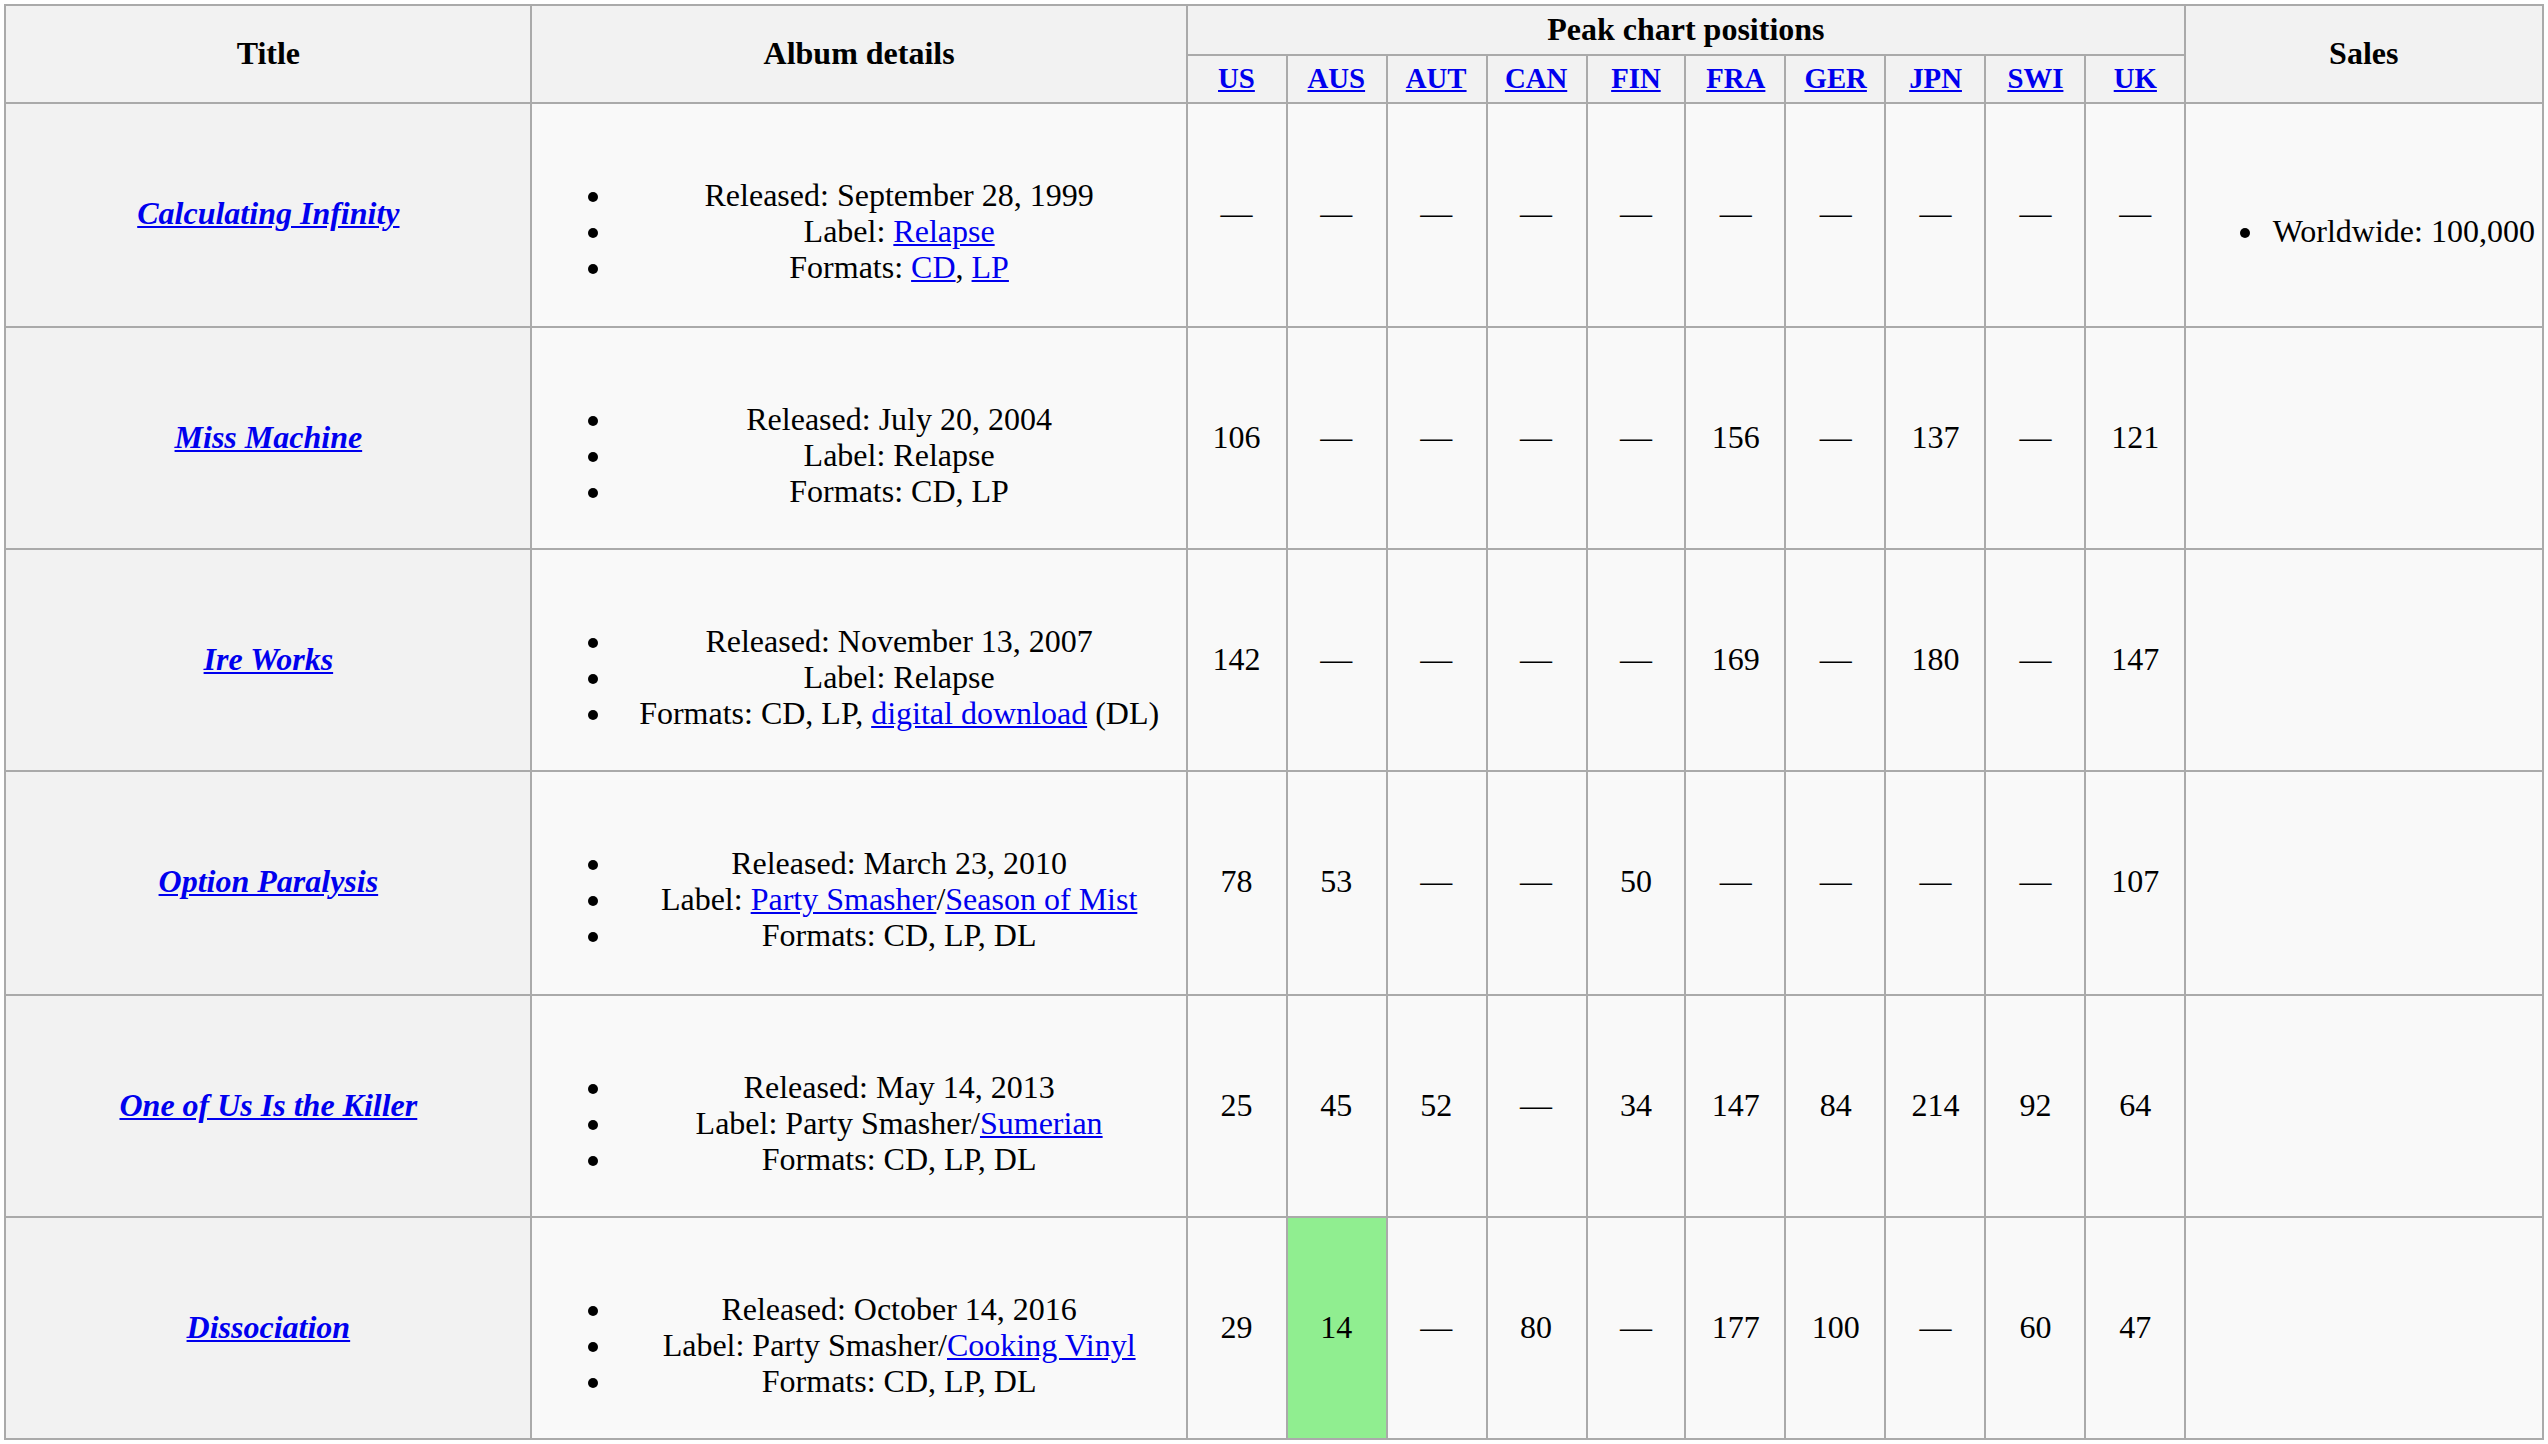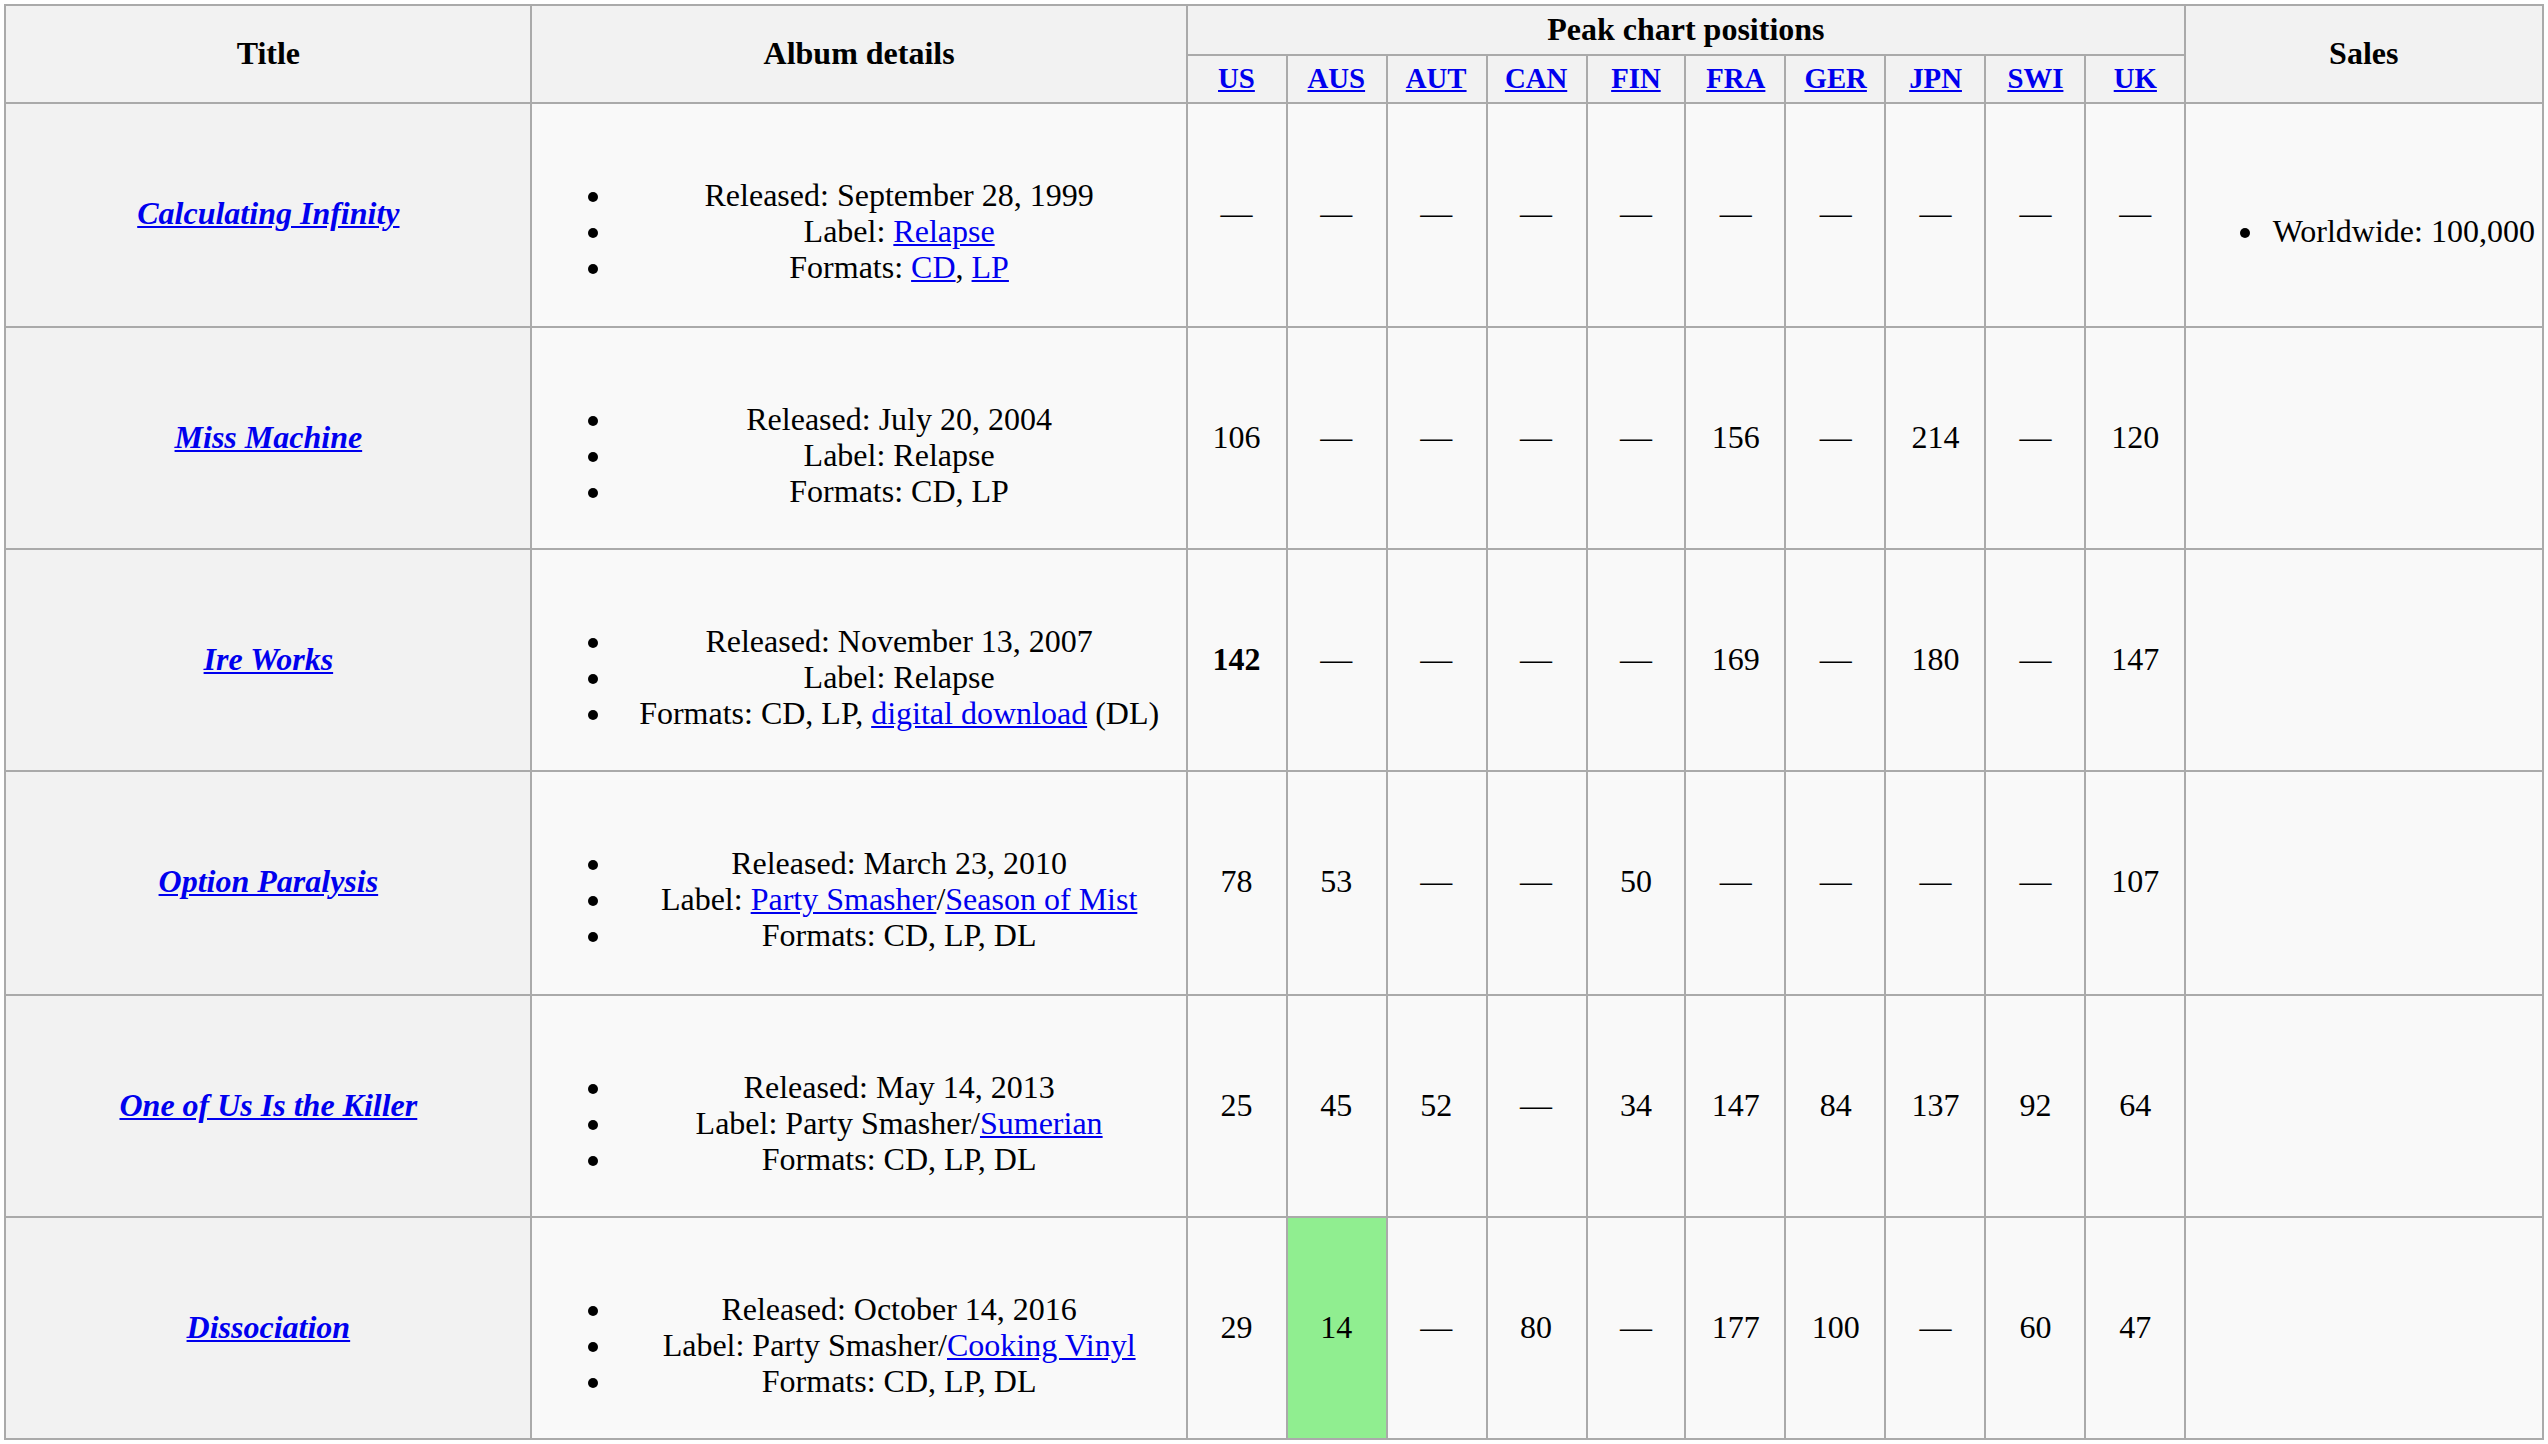(1936, 436) 137 -> (1936, 436) 214
(2135, 436) 121 -> (2135, 436) 120
(1236, 659) normal -> (1236, 659) bold
(1936, 1105) 214 -> (1936, 1105) 137
